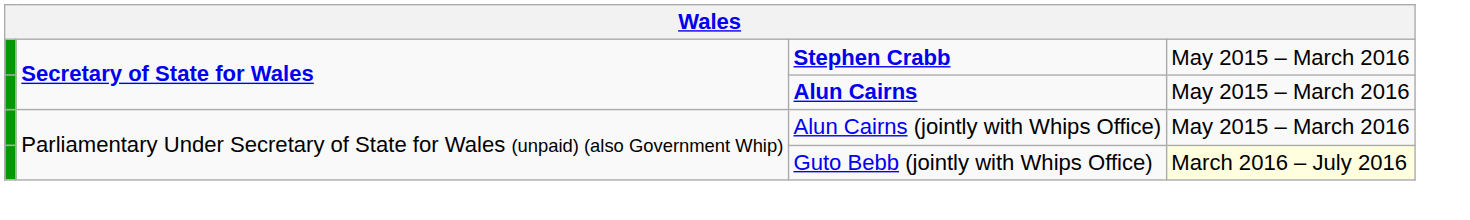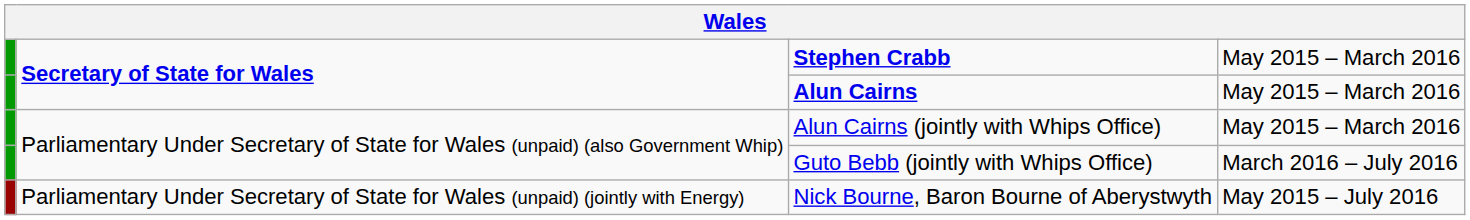(1289, 162) lightyellow background -> (1340, 162) no background
+ row: (1003, 197)
